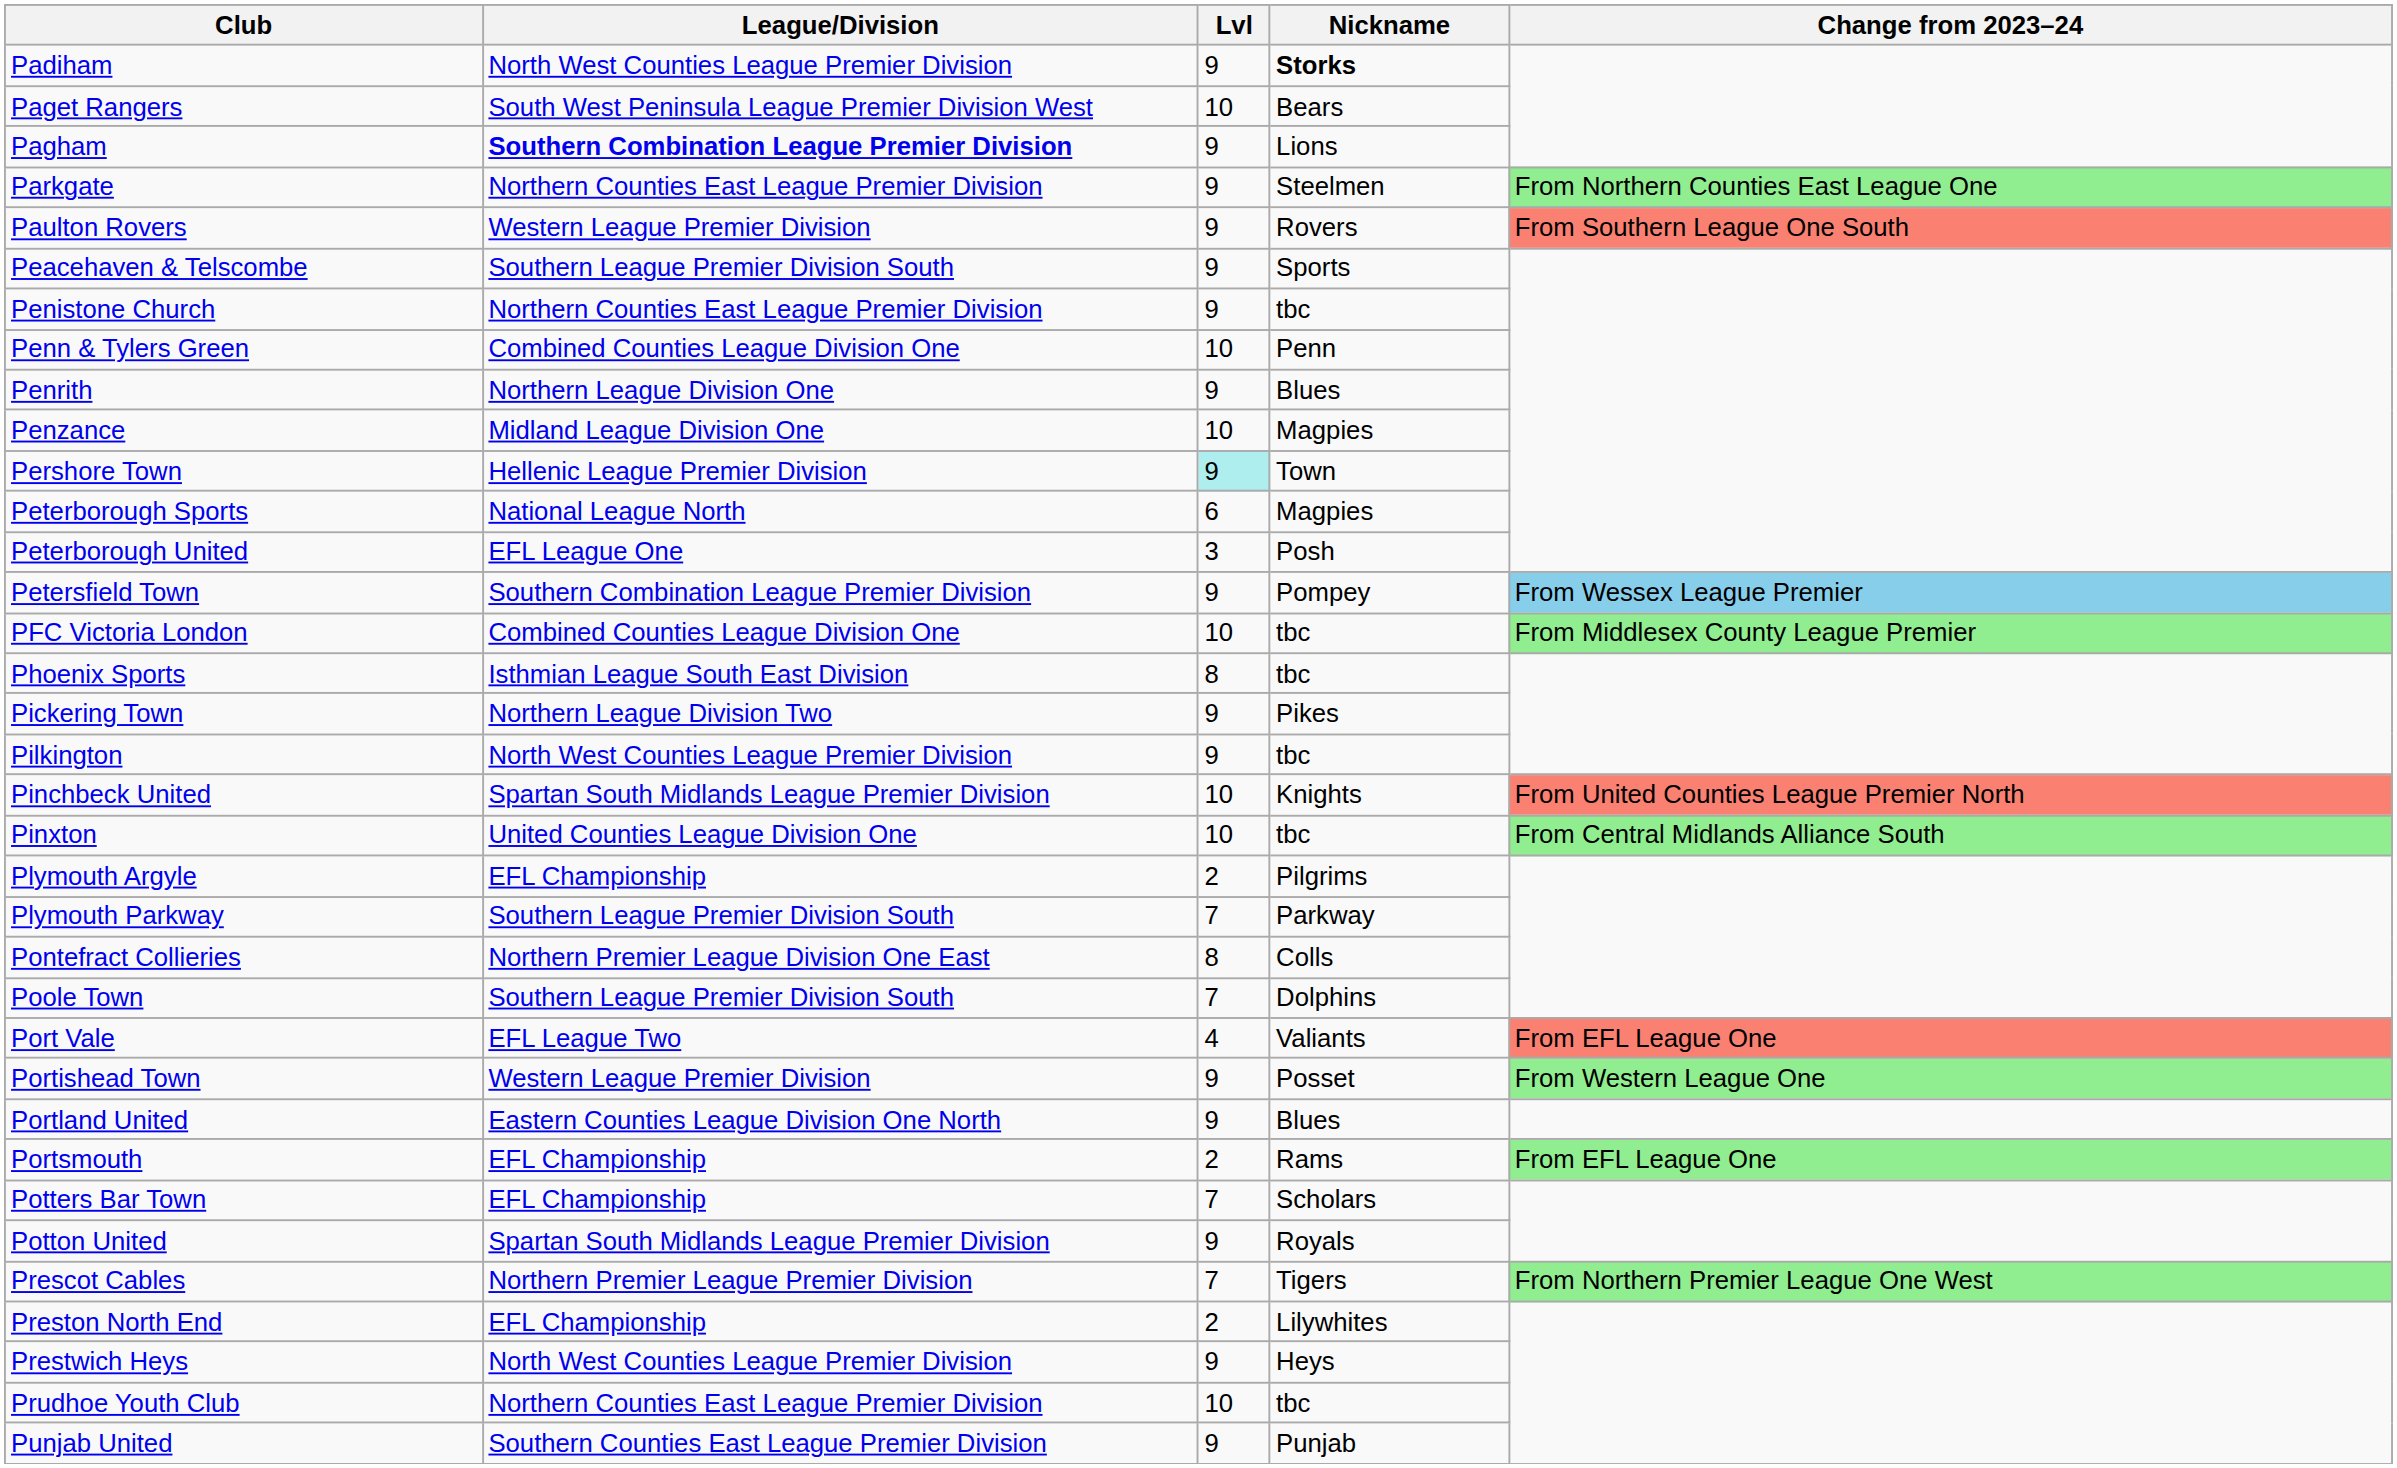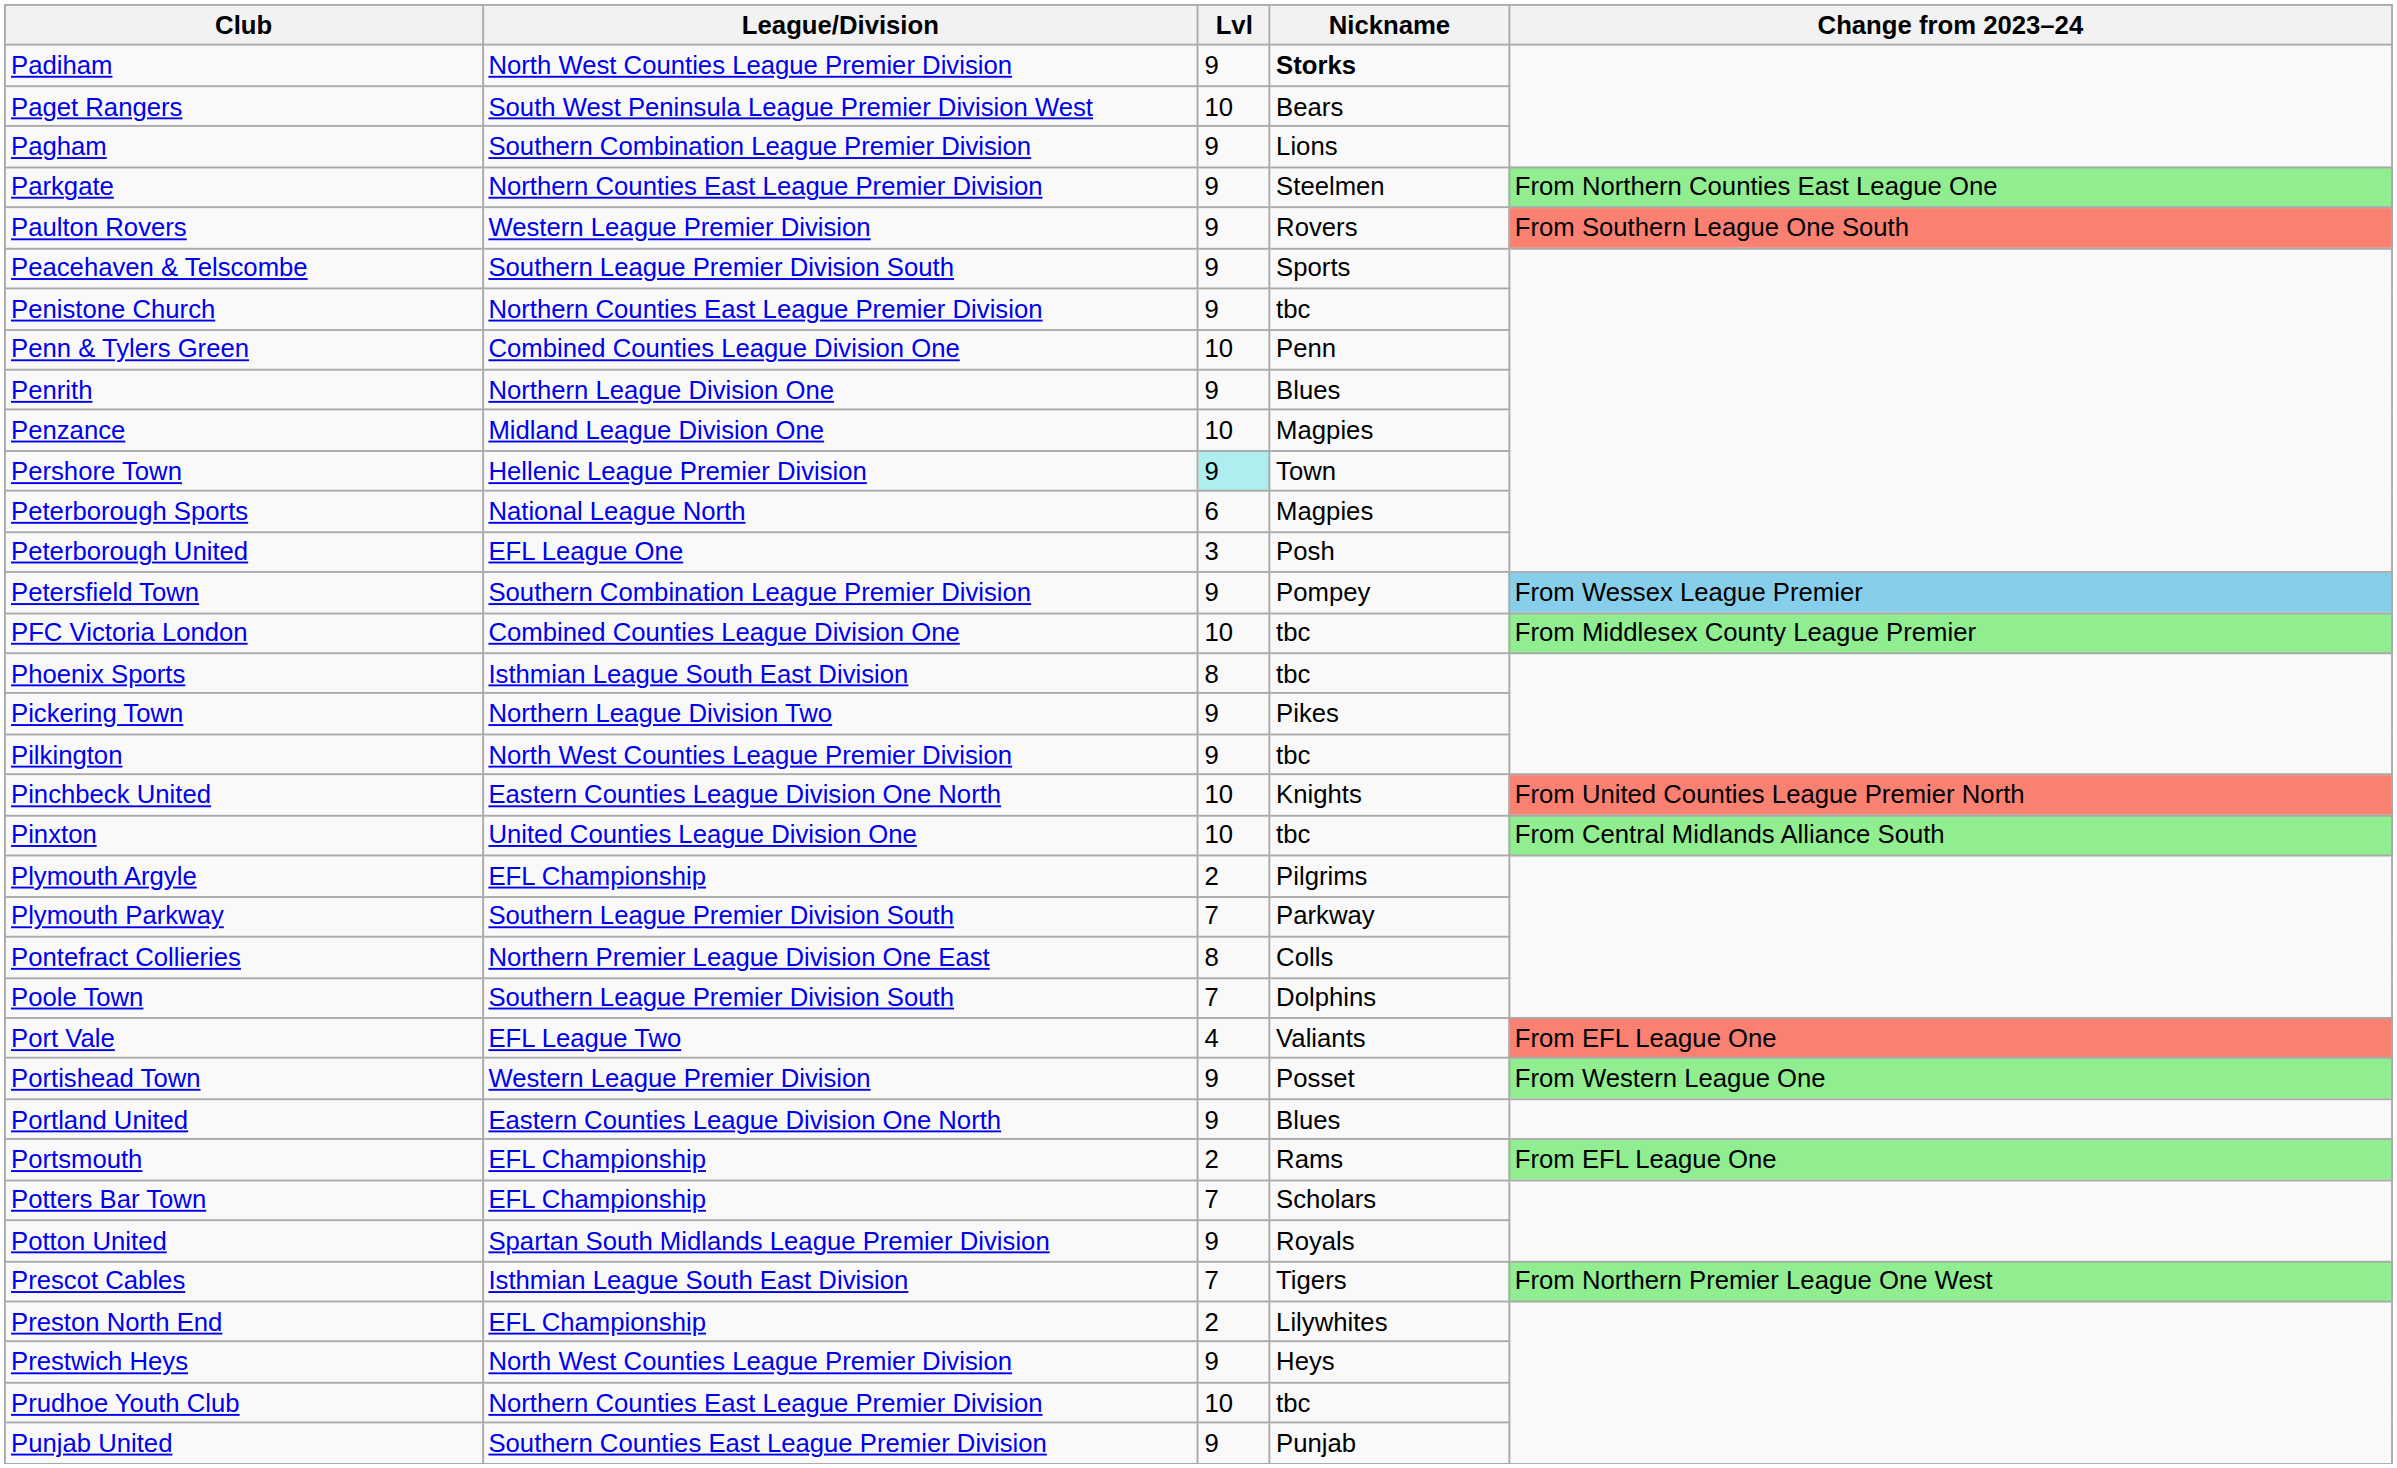(780, 146) bold -> (760, 146) normal
(769, 795) Spartan South Midlands League Premier Division -> (745, 795) Eastern Counties League Division One North
(730, 1281) Northern Premier League Premier Division -> (698, 1281) Isthmian League South East Division
